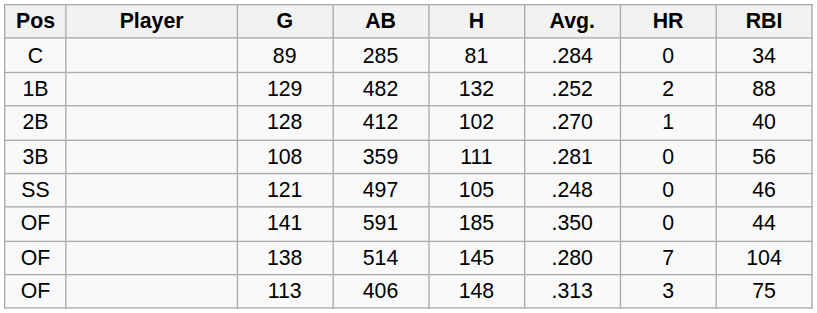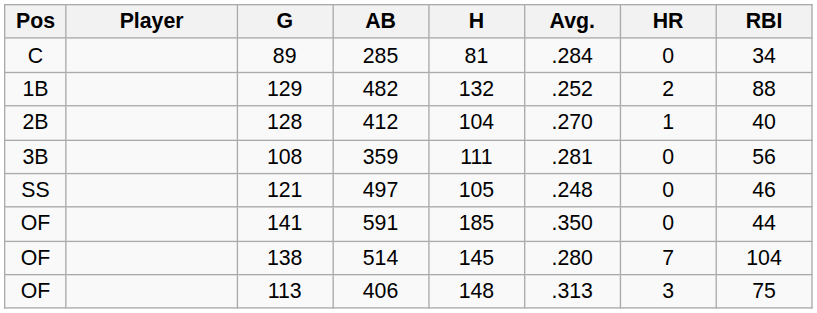(476, 122) 102 -> (476, 122) 104
